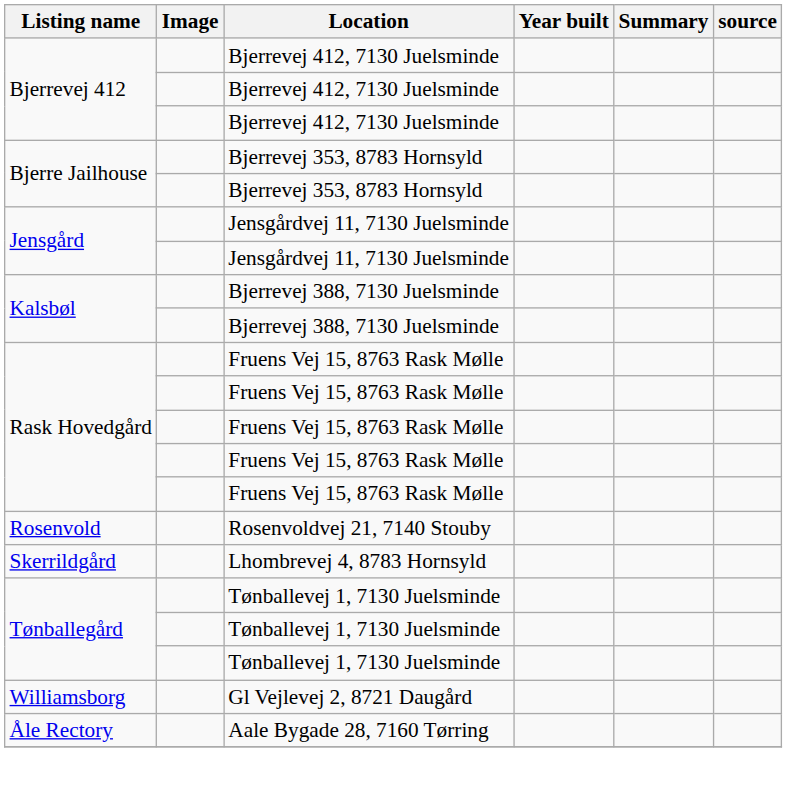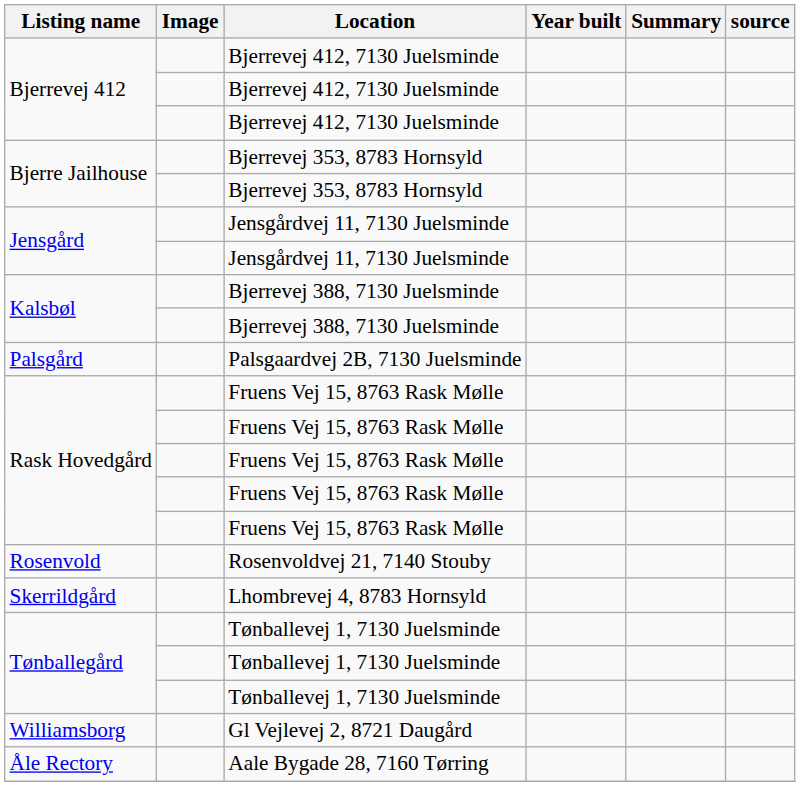+ row: (46, 358)
